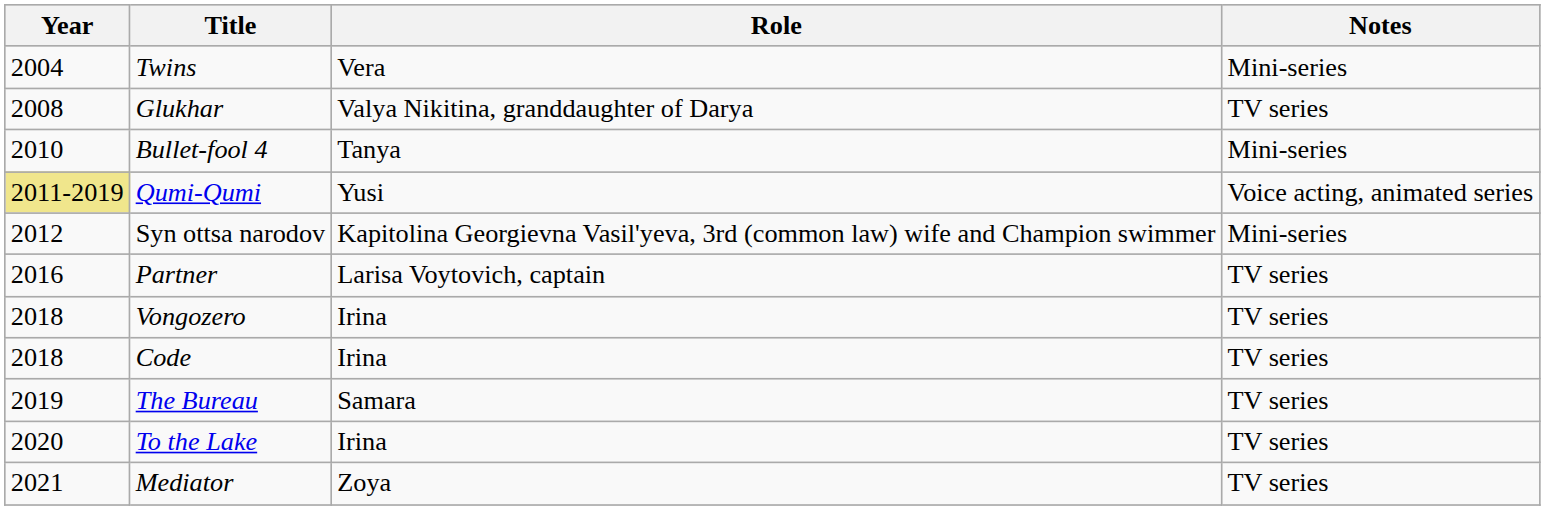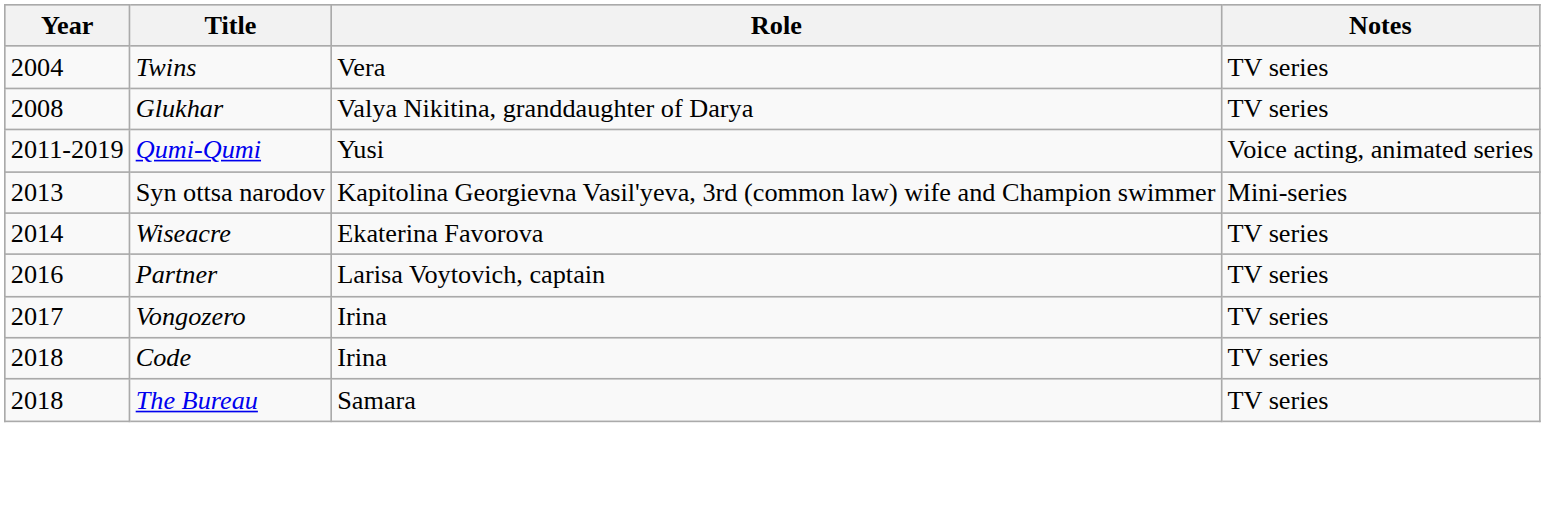(1287, 66) Mini-series -> (1278, 66) TV series
- row: (202, 150)
(67, 191) khaki background -> (67, 150) no background
(37, 233) 2012 -> (37, 191) 2013
+ row: (183, 233)
(37, 316) 2018 -> (37, 316) 2017
(37, 399) 2019 -> (37, 399) 2018
- row: (196, 441)
- row: (185, 483)
